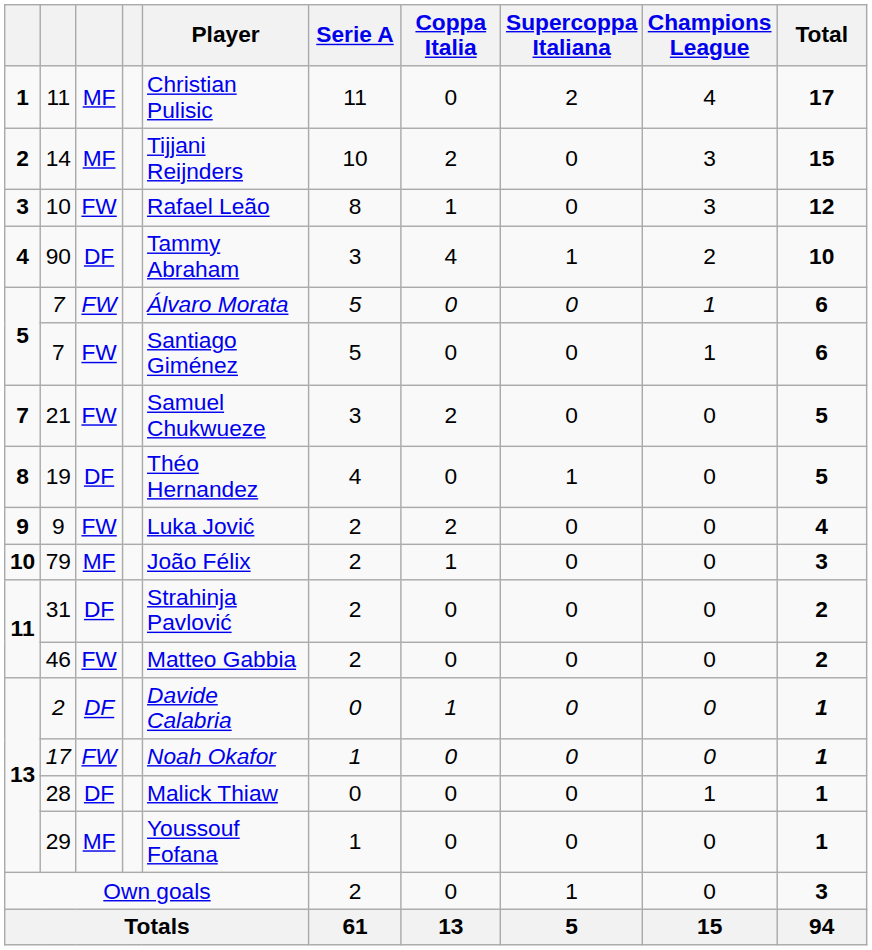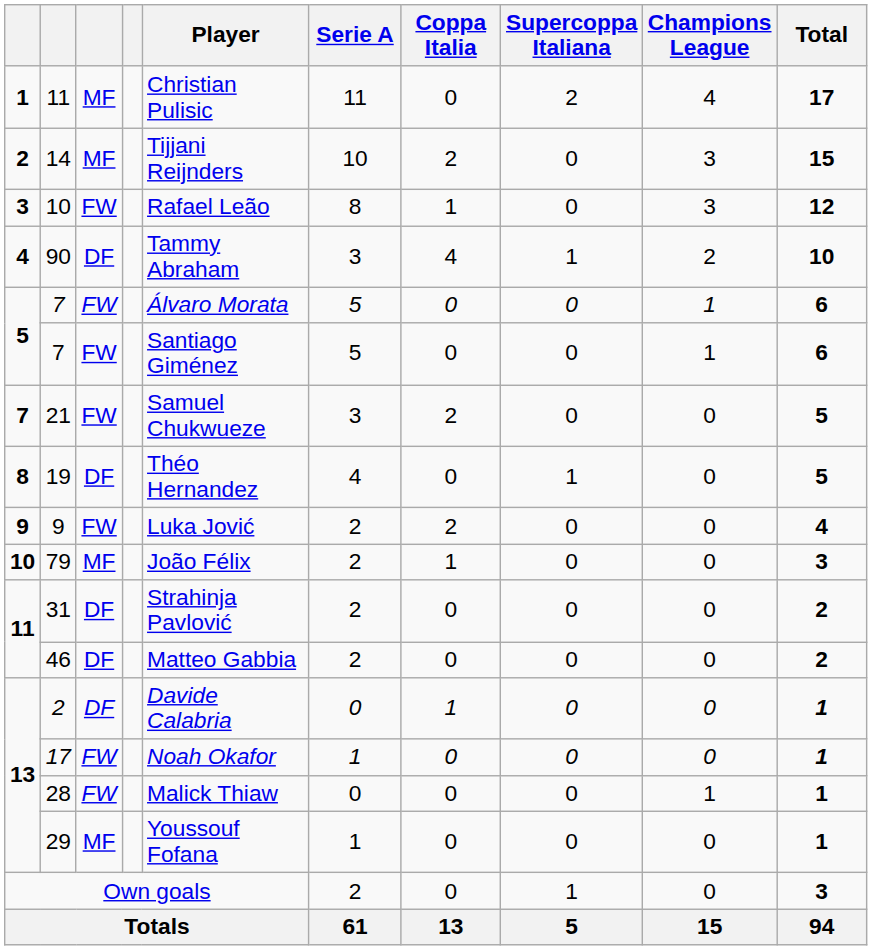(99, 659) FW -> (99, 659) DF
(99, 793) DF -> (99, 793) FW
